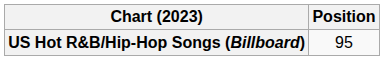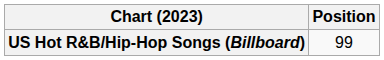(344, 42) 95 -> (344, 42) 99
